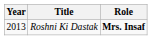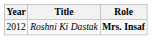(16, 27) 2013 -> (16, 27) 2012
